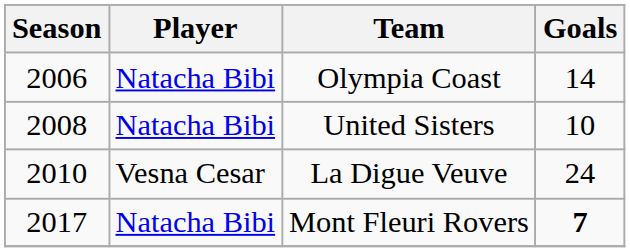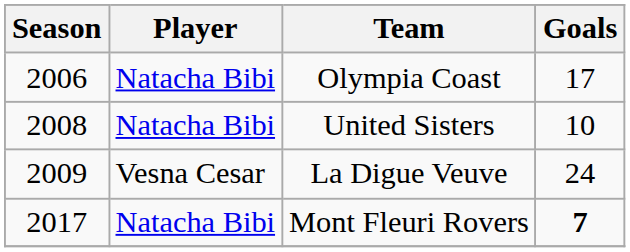(580, 76) 14 -> (580, 76) 17
(57, 173) 2010 -> (57, 173) 2009
